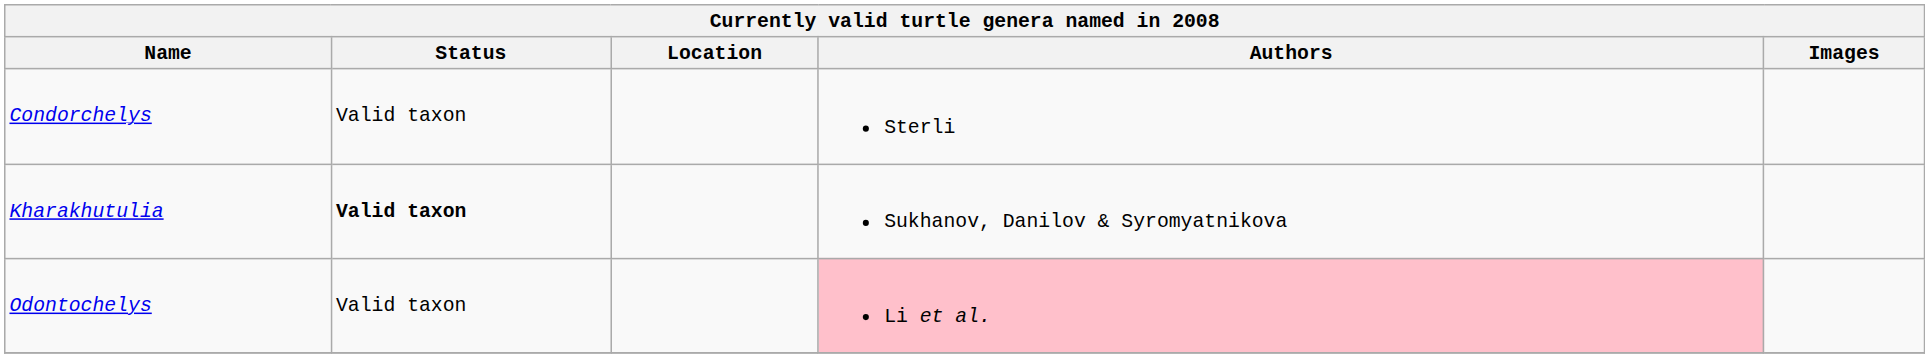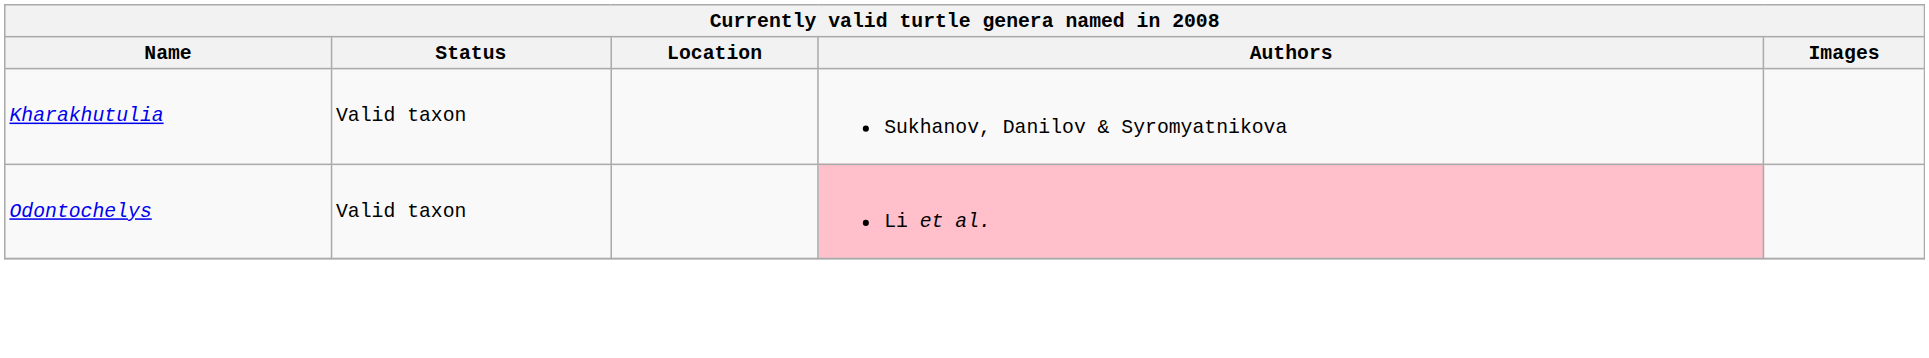- row: (81, 116)
(401, 211) bold -> (401, 116) normal
